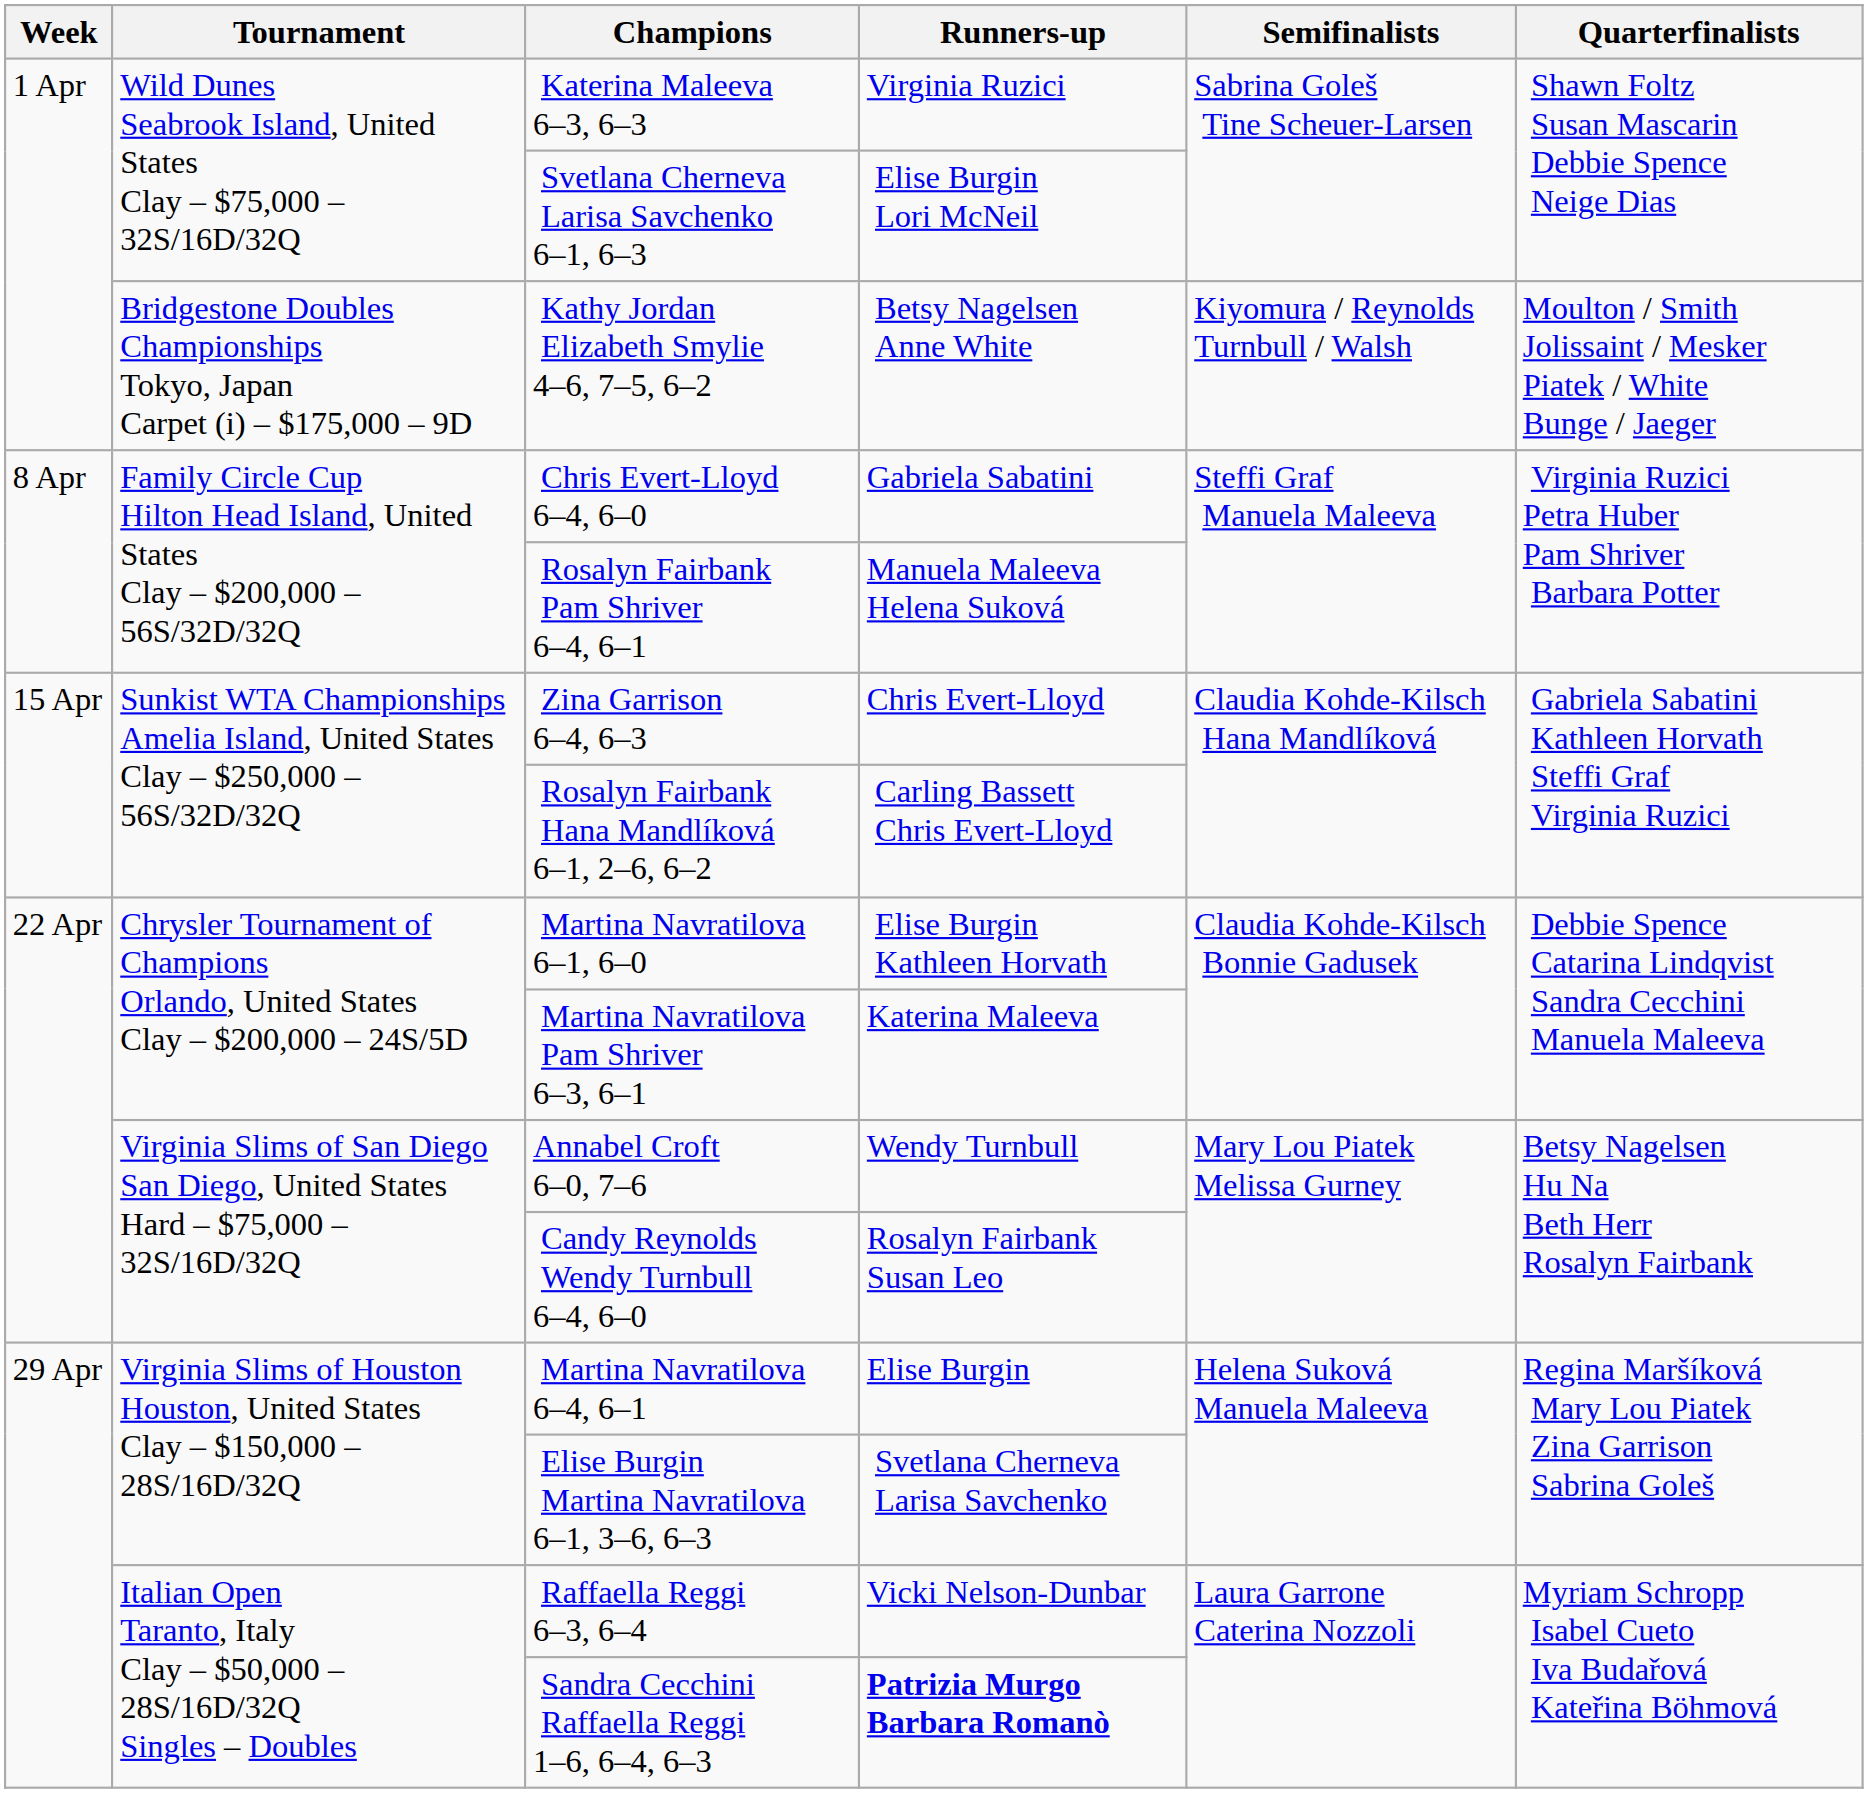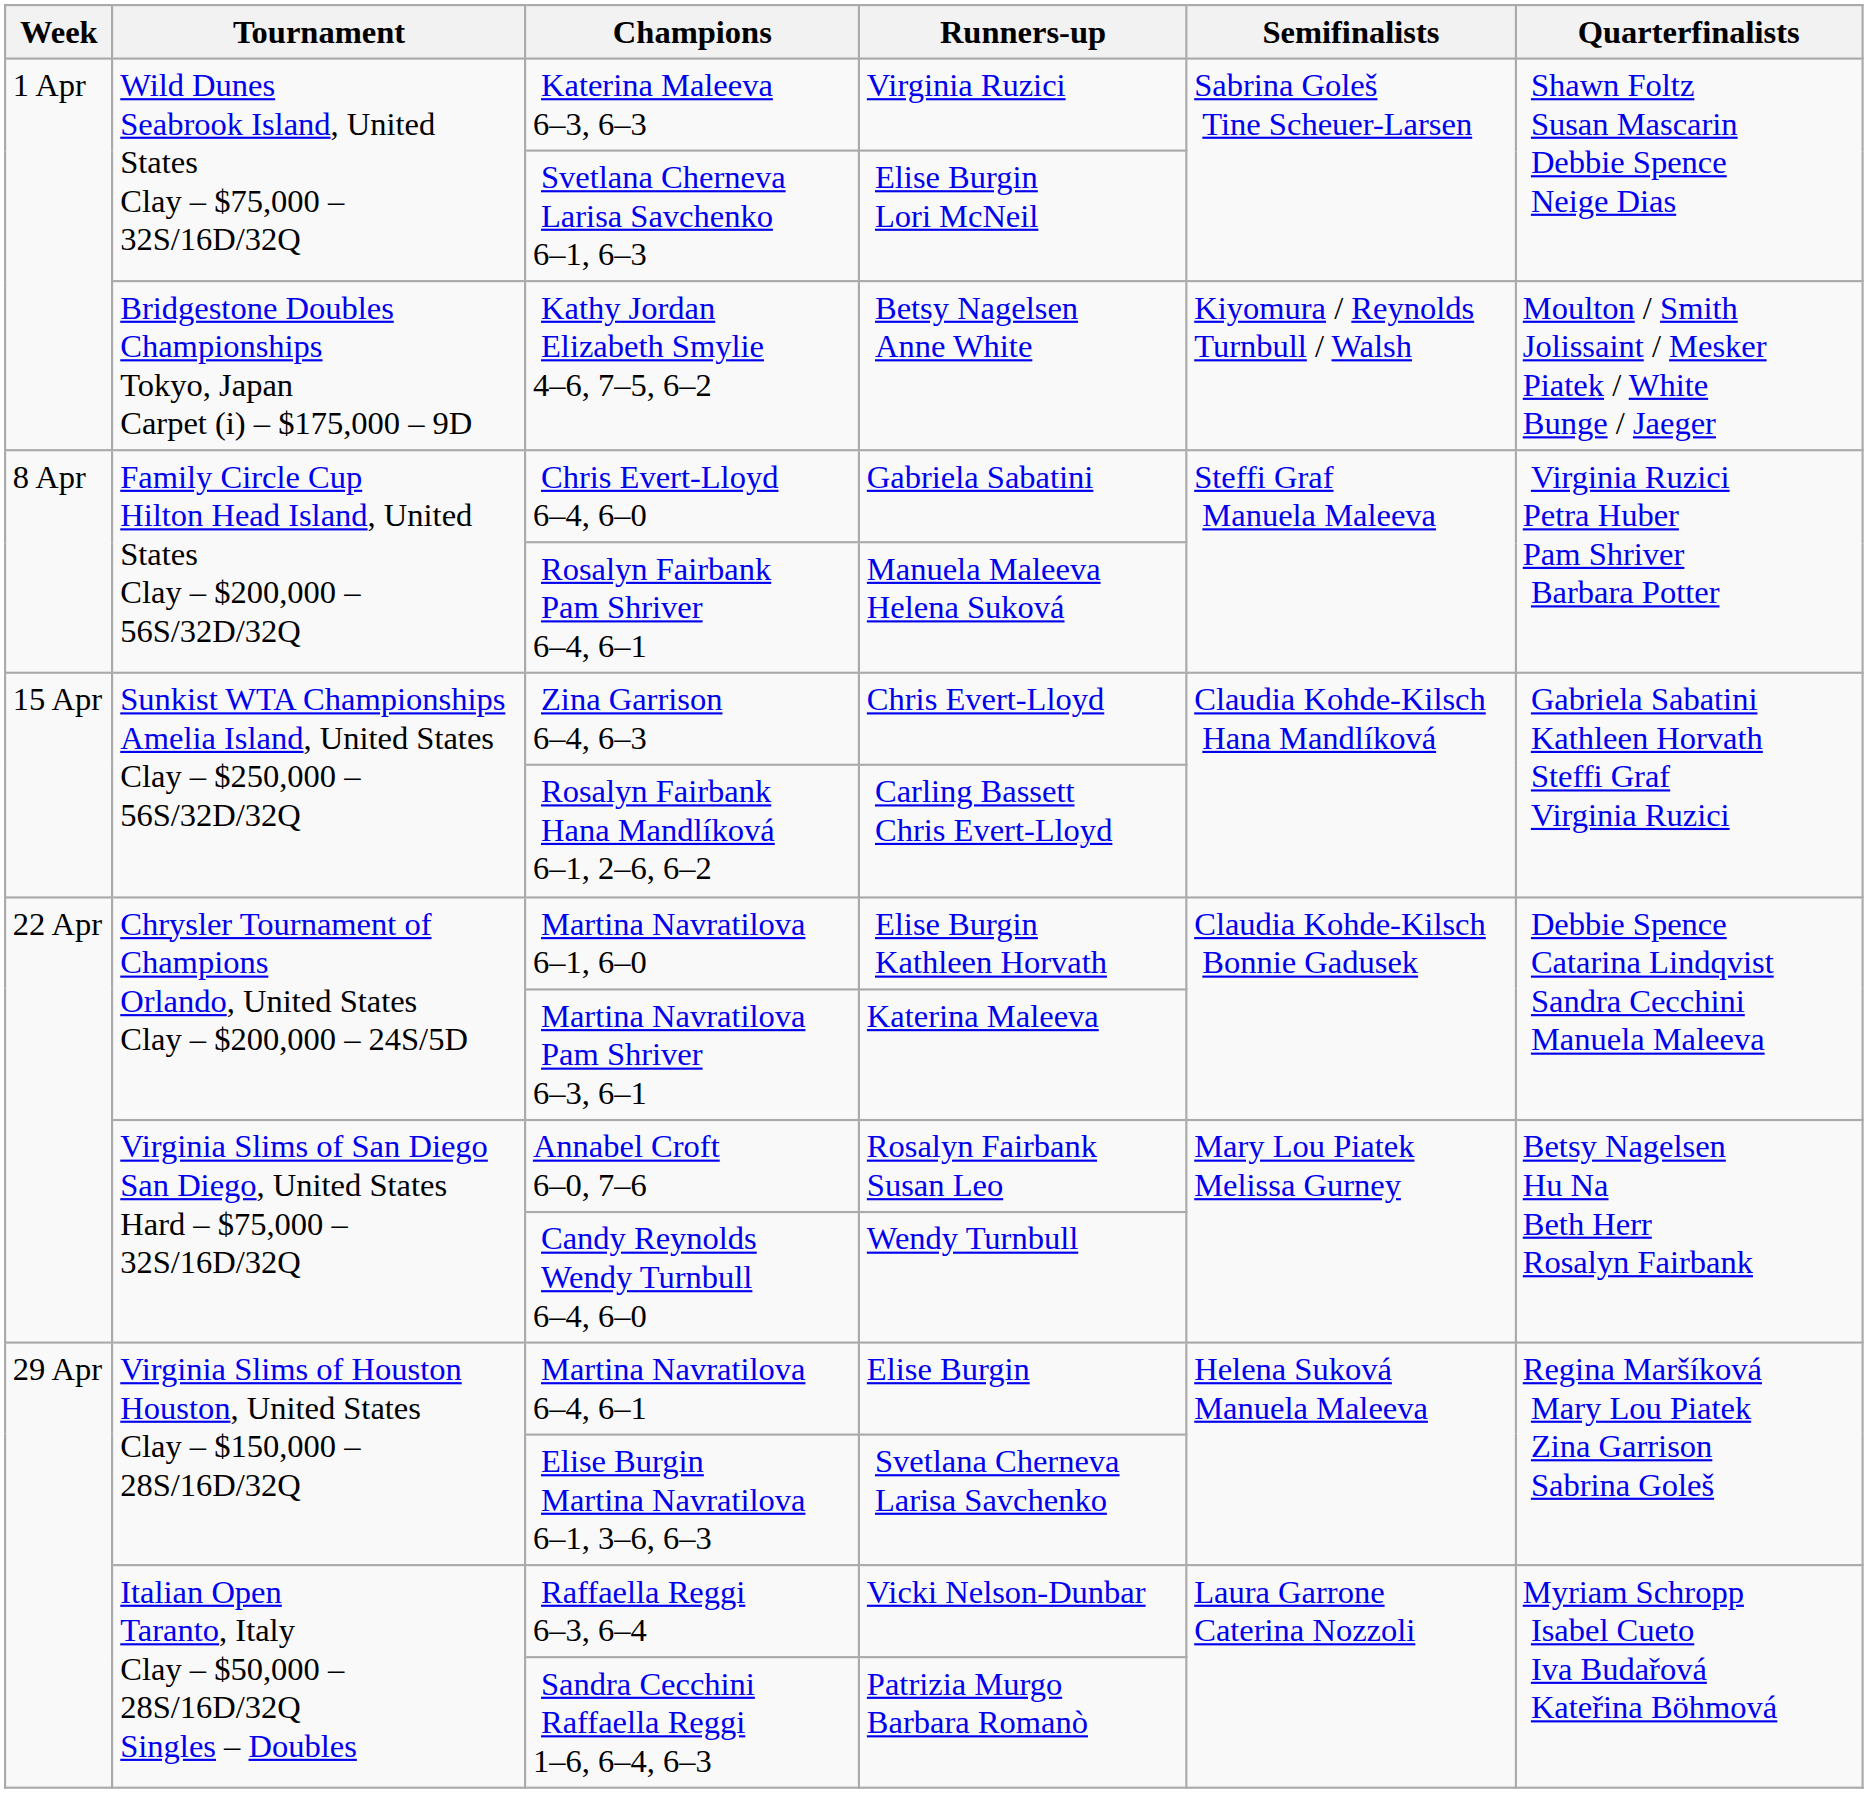(973, 1145) Wendy Turnbull -> (982, 1164) Rosalyn Fairbank Susan Leo
(982, 1257) Rosalyn Fairbank Susan Leo -> (973, 1237) Wendy Turnbull
(988, 1702) bold -> (977, 1702) normal
